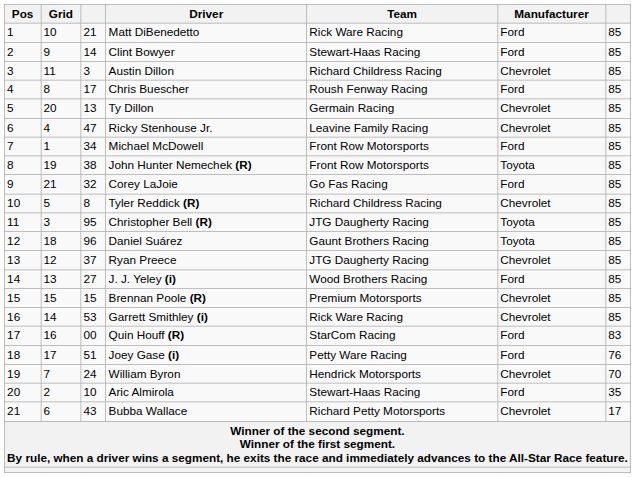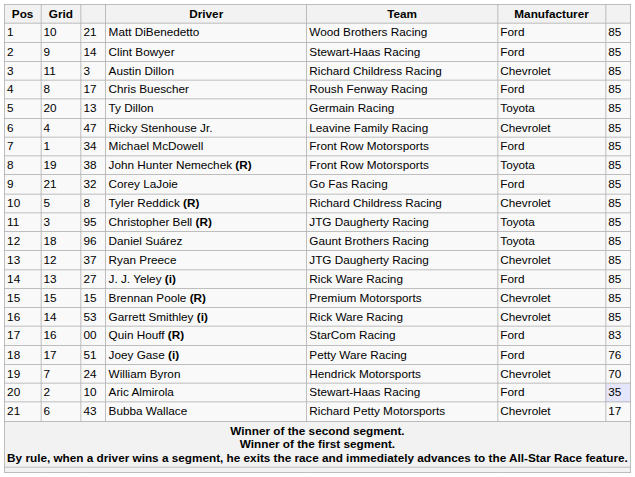(356, 32) Rick Ware Racing -> (368, 32) Wood Brothers Racing
(525, 108) Chevrolet -> (518, 108) Toyota
(368, 278) Wood Brothers Racing -> (356, 278) Rick Ware Racing
(615, 392) no background -> (615, 392) lavender background
